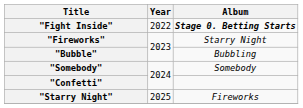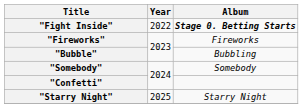(235, 40) Starry Night -> (235, 40) Fireworks
(235, 97) Fireworks -> (235, 97) Starry Night
